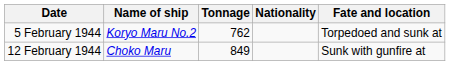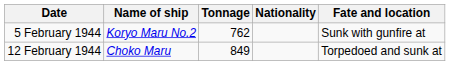(382, 32) Torpedoed and sunk at -> (373, 32) Sunk with gunfire at
(373, 51) Sunk with gunfire at -> (382, 51) Torpedoed and sunk at
